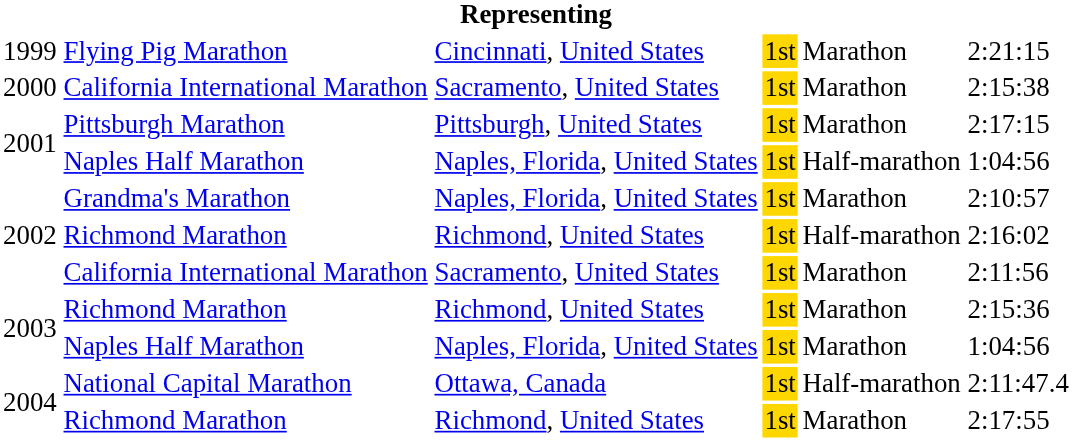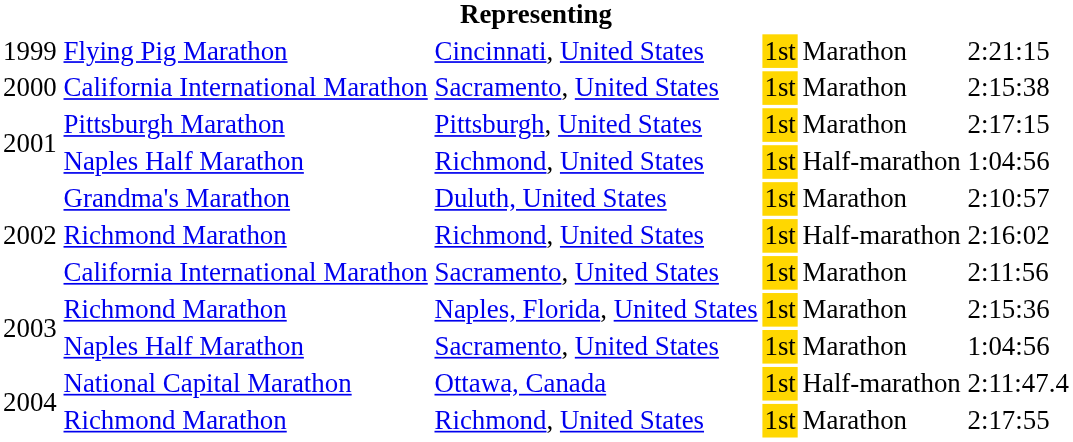(596, 161) Naples, Florida, United States -> (569, 161) Richmond, United States
(596, 198) Naples, Florida, United States -> (551, 198) Duluth, United States
(569, 309) Richmond, United States -> (596, 309) Naples, Florida, United States
(596, 346) Naples, Florida, United States -> (577, 346) Sacramento, United States
